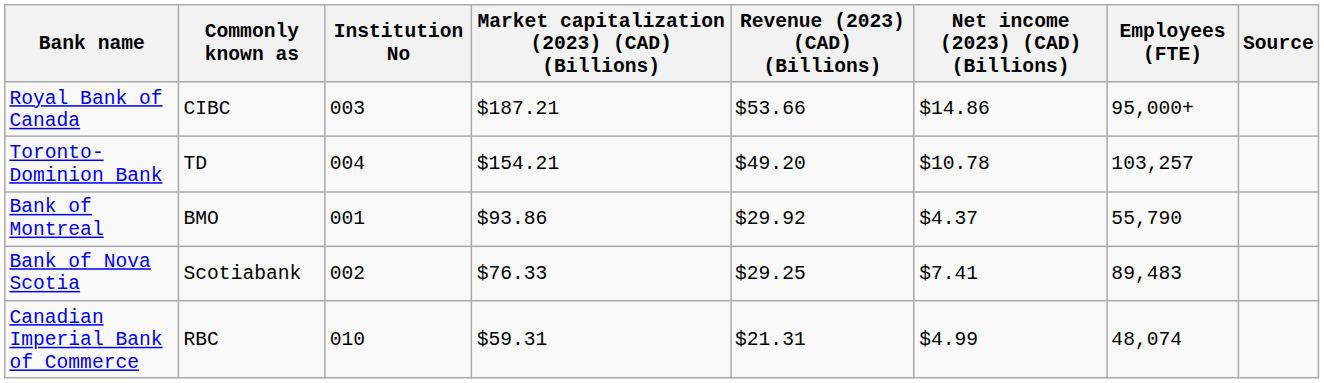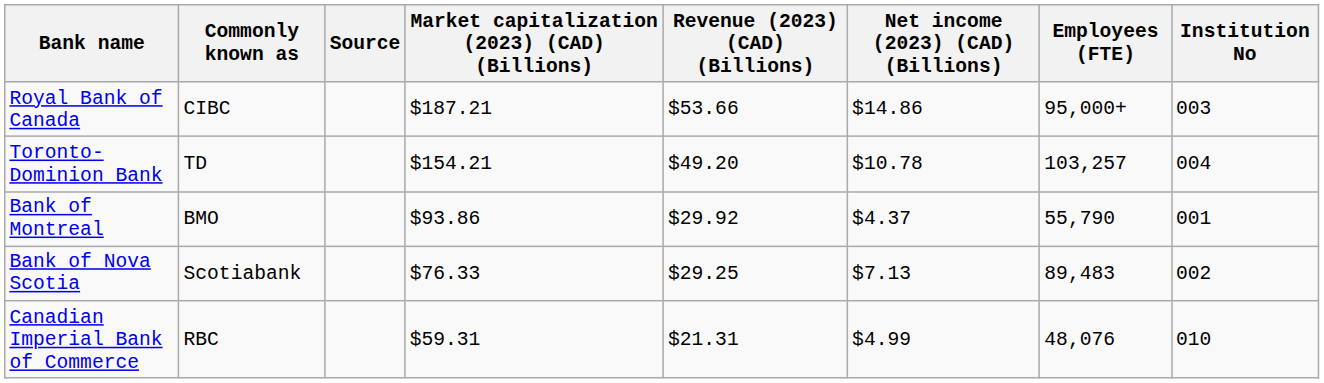columns swapped: (398, 43) <-> (1278, 43)
(949, 273) $7.41 -> (882, 273) $7.13
(1147, 339) 48,074 -> (1080, 339) 48,076
